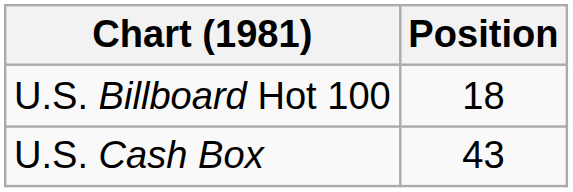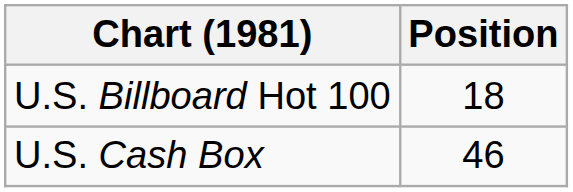(483, 155) 43 -> (483, 155) 46
